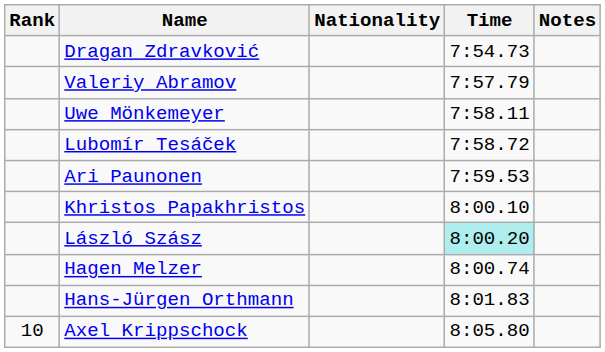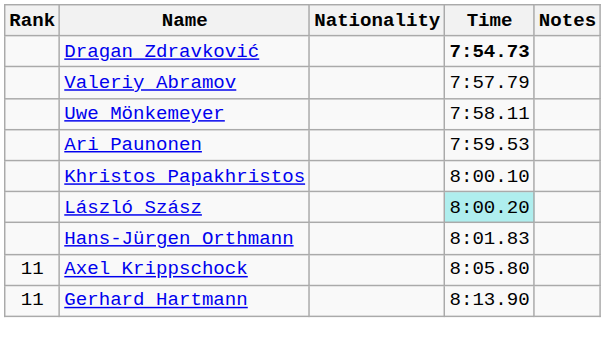(490, 51) normal -> (490, 51) bold
- row: (150, 145)
- row: (133, 269)
(32, 332) 10 -> (32, 269) 11
+ row: (156, 301)
